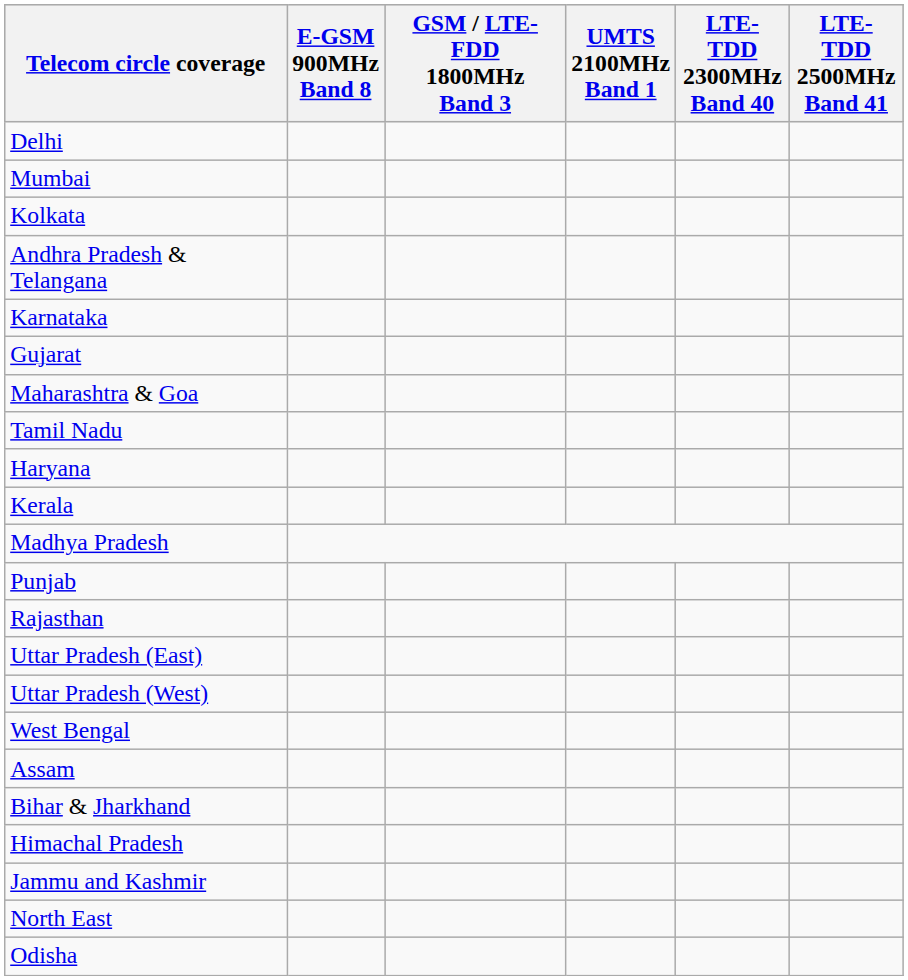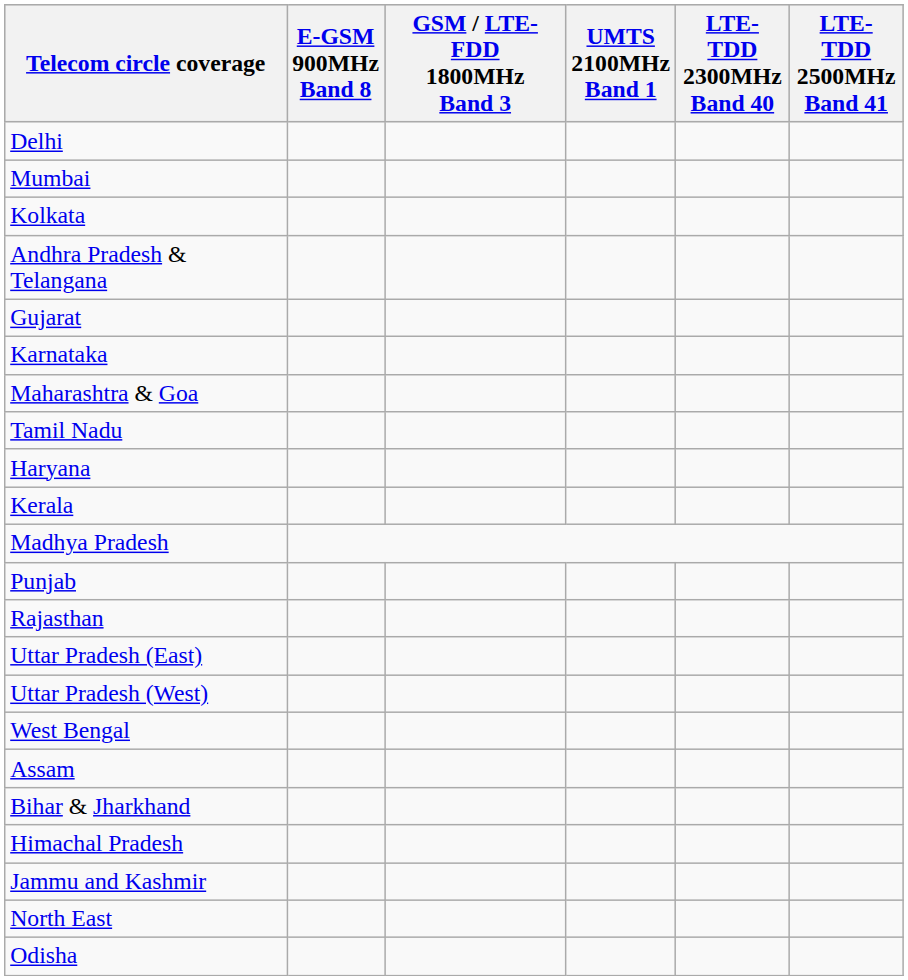rows swapped: (46, 355) <-> (59, 317)
